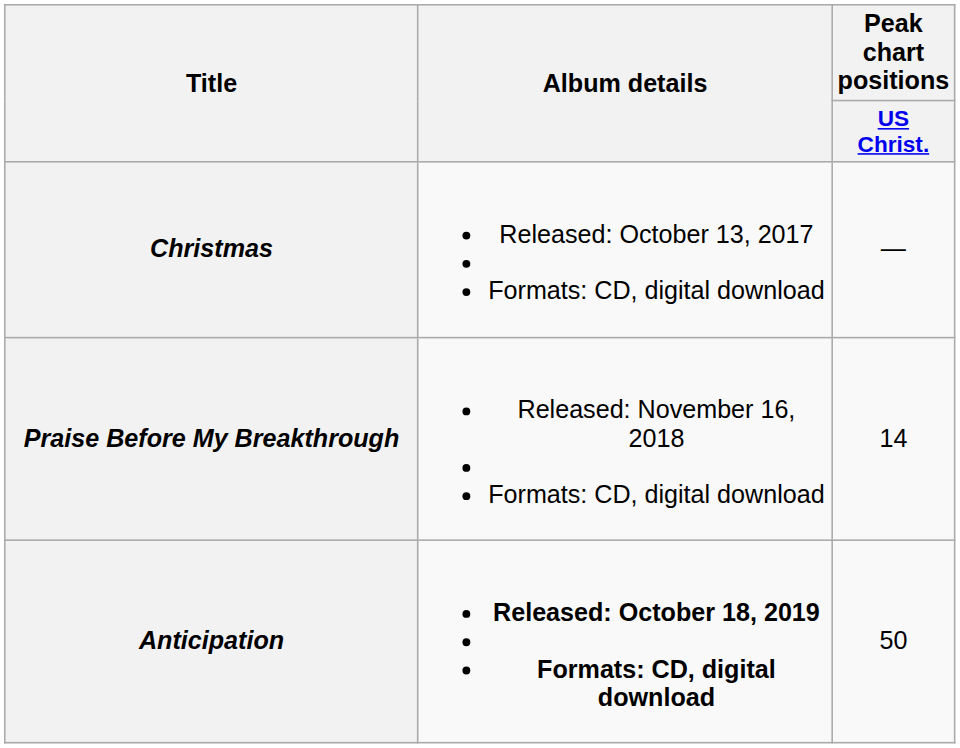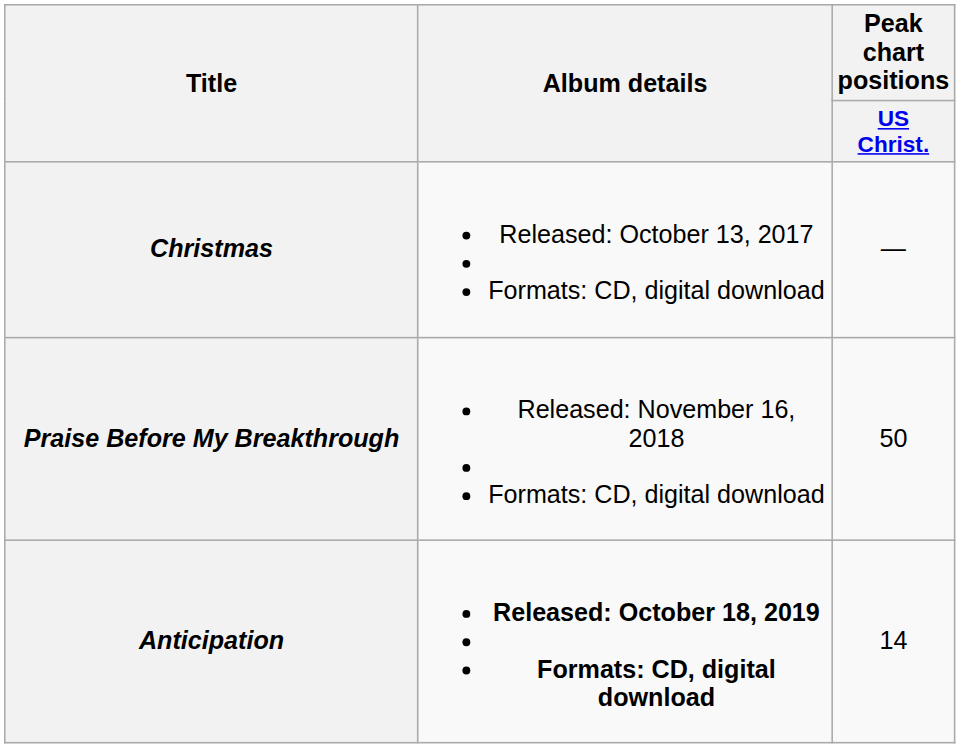(893, 438) 14 -> (893, 438) 50
(893, 641) 50 -> (893, 641) 14
